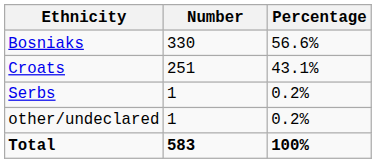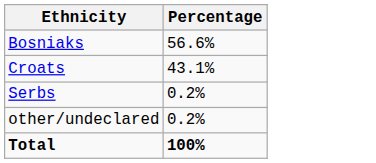- column: (215, 17)
